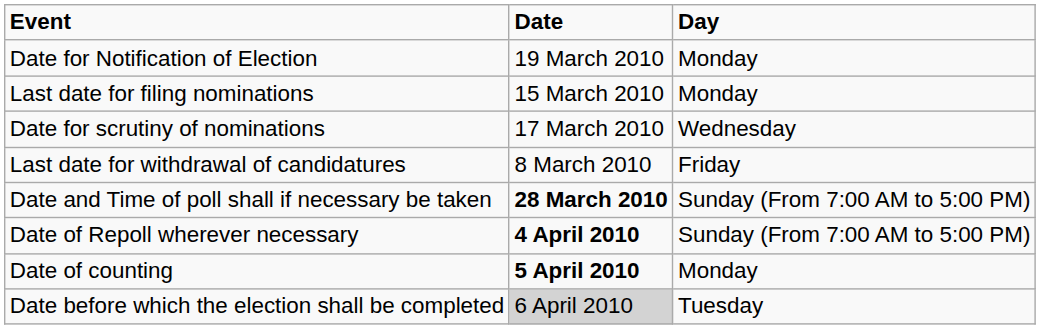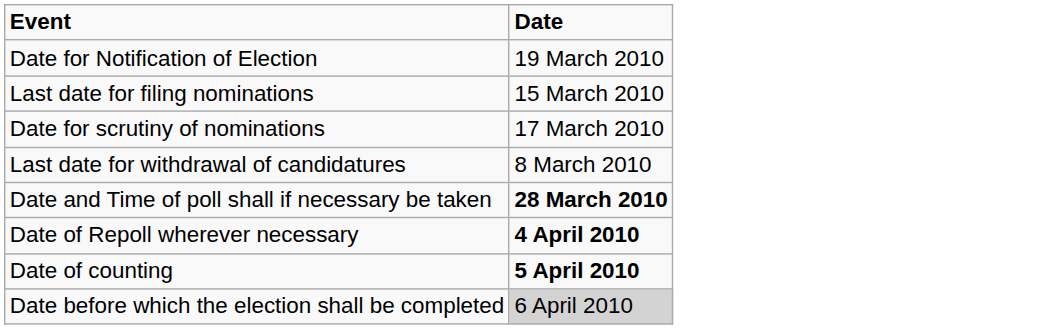- column: (699, 22)
